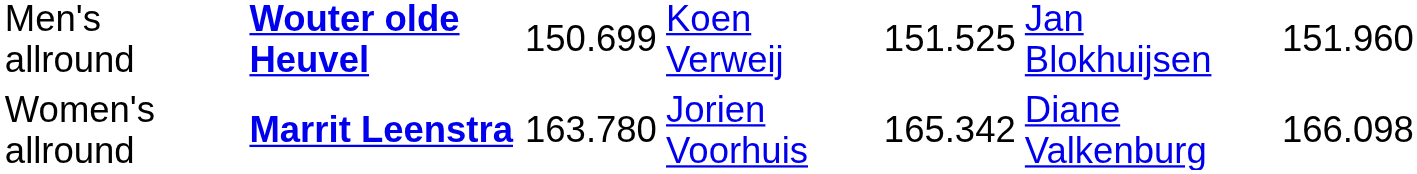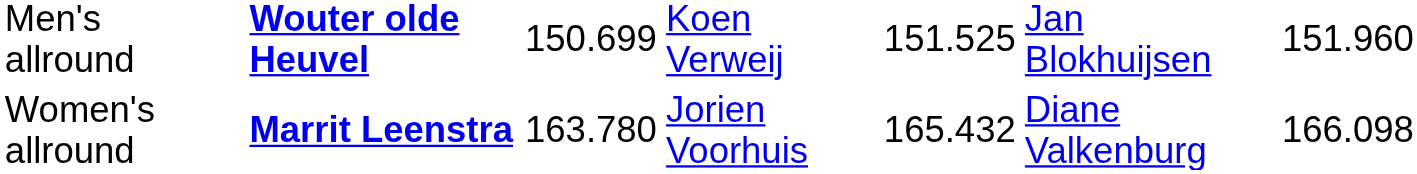(950, 130) 165.342 -> (950, 130) 165.432
